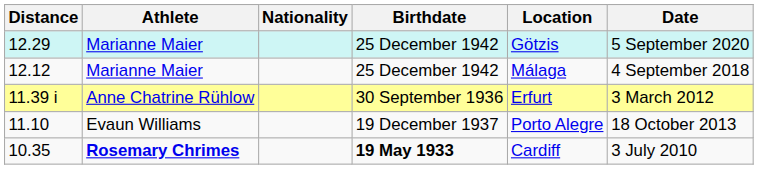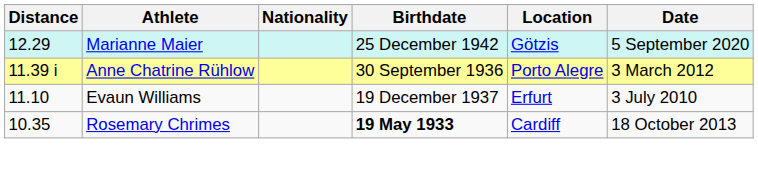- row: (29, 71)
(532, 97) Erfurt -> (557, 71) Porto Alegre
(557, 124) Porto Alegre -> (532, 97) Erfurt
(674, 124) 18 October 2013 -> (654, 97) 3 July 2010
(163, 151) bold -> (158, 124) normal
(654, 151) 3 July 2010 -> (674, 124) 18 October 2013
